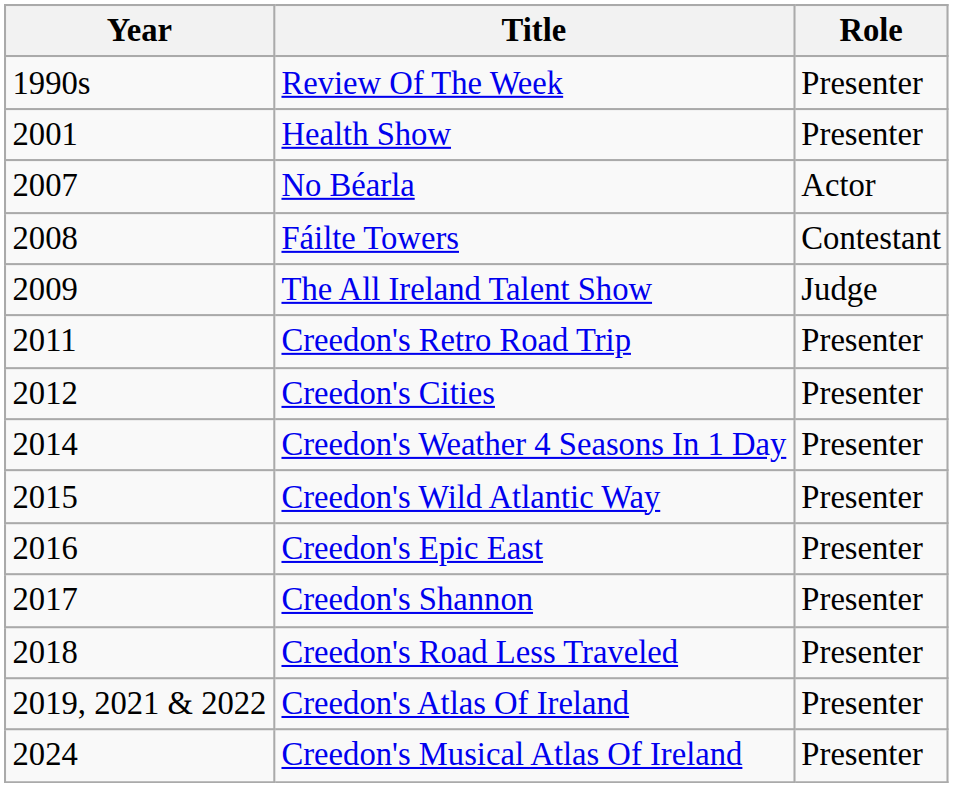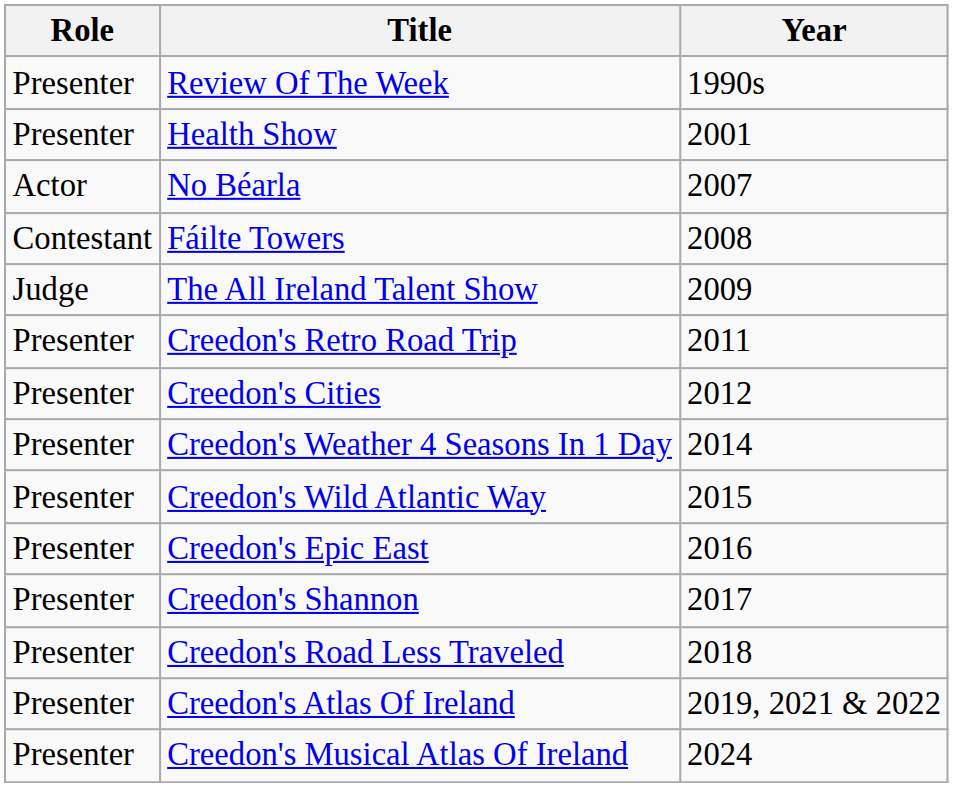columns swapped: (139, 30) <-> (871, 30)
